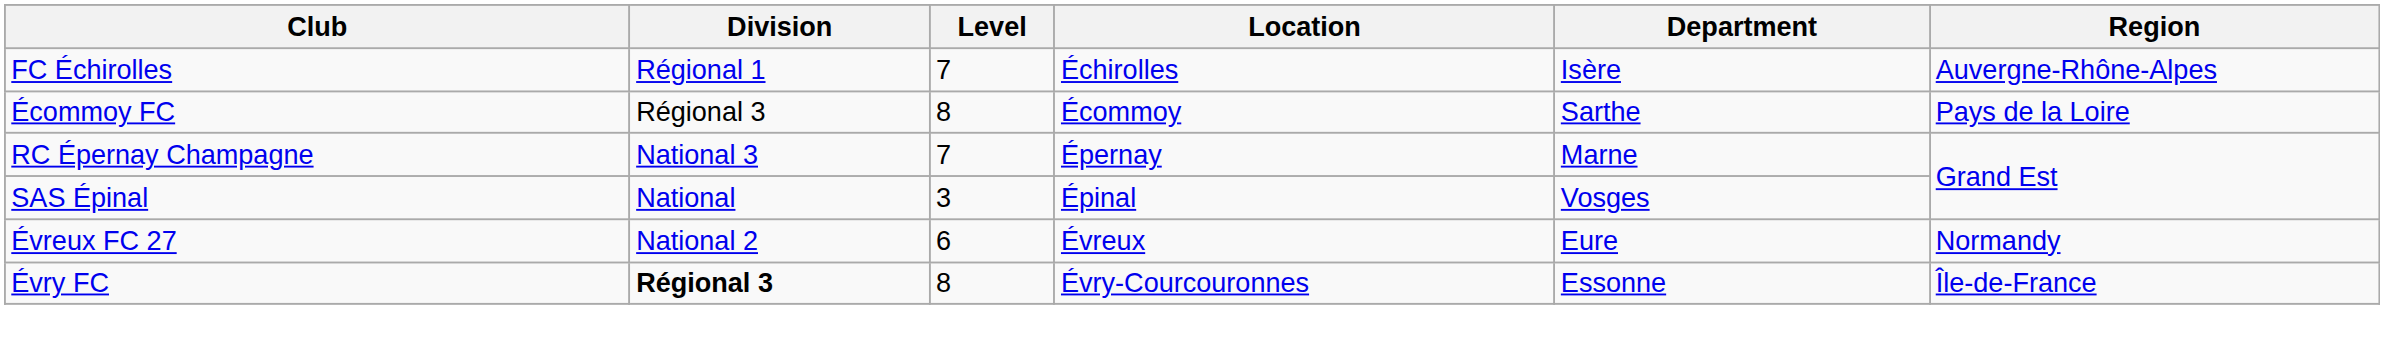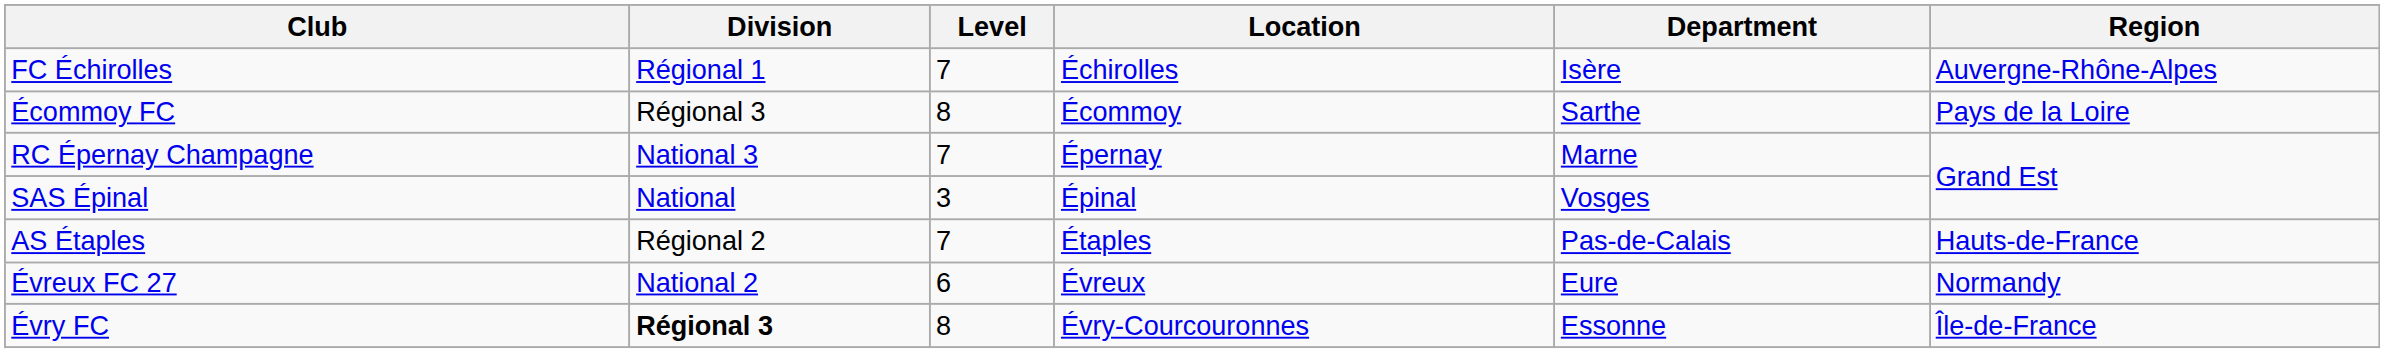+ row: (78, 241)
